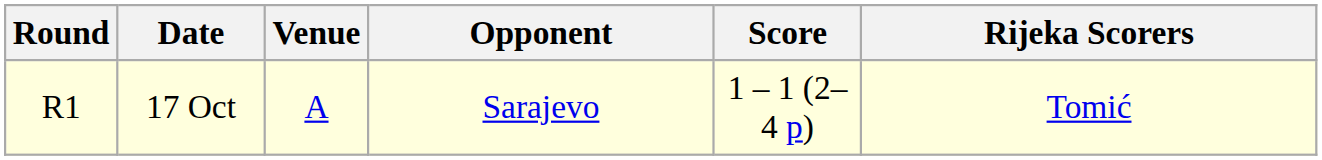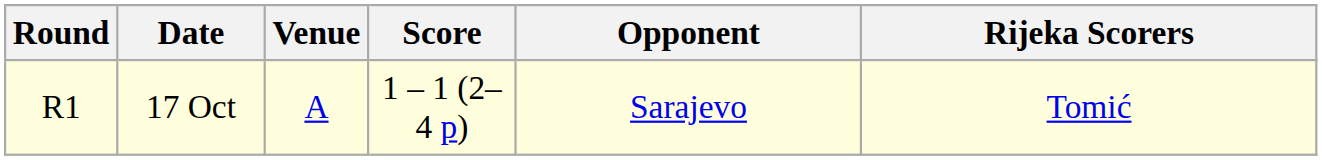columns swapped: (541, 32) <-> (788, 32)
